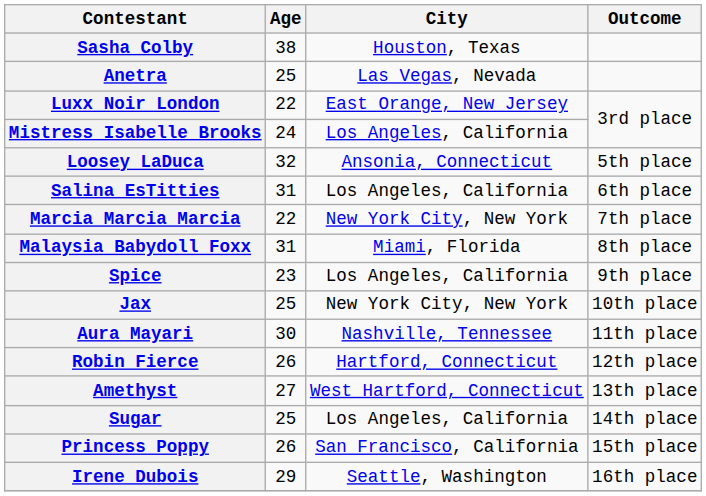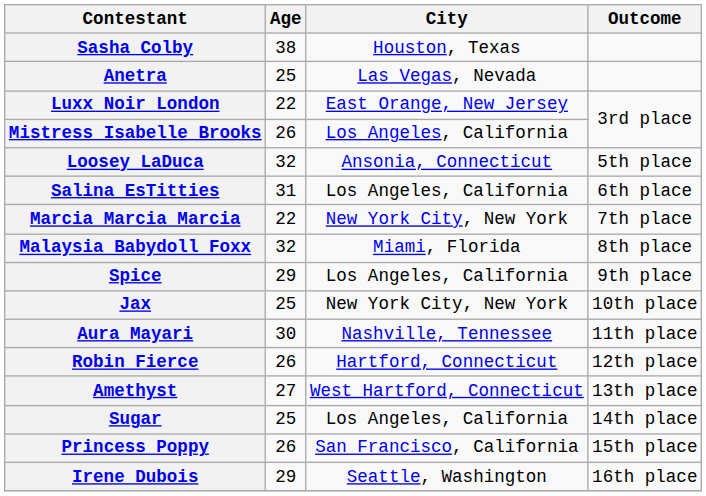(286, 133) 24 -> (286, 133) 26
(286, 248) 31 -> (286, 248) 32
(286, 276) 23 -> (286, 276) 29
